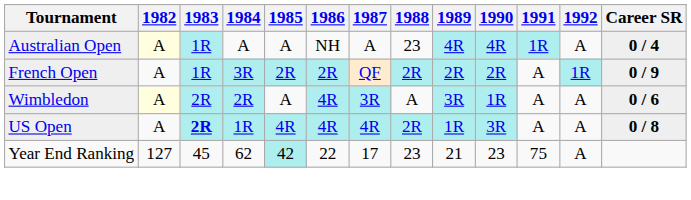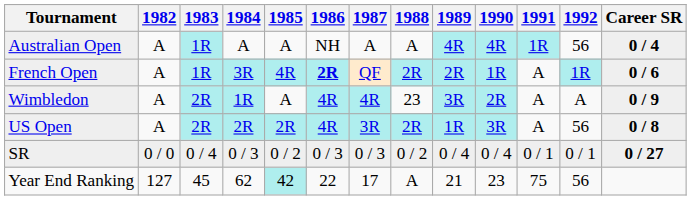(159, 45) lightyellow background -> (159, 45) no background
(412, 45) 23 -> (412, 45) A
(581, 45) A -> (581, 45) 56
(286, 72) 2R -> (286, 72) 4R
(328, 72) normal -> (328, 72) bold
(496, 72) 2R -> (496, 72) 1R
(644, 72) 0 / 9 -> (644, 72) 0 / 6
(159, 99) lightyellow background -> (159, 99) no background
(243, 99) 2R -> (243, 99) 1R
(370, 99) 3R -> (370, 99) 4R
(412, 99) A -> (412, 99) 23
(496, 99) 1R -> (496, 99) 2R
(644, 99) 0 / 6 -> (644, 99) 0 / 9
(201, 126) bold -> (201, 126) normal
(243, 126) 1R -> (243, 126) 2R
(286, 126) 4R -> (286, 126) 2R
(370, 126) 4R -> (370, 126) 3R
(581, 126) A -> (581, 126) 56
+ row: (19, 153)
(412, 153) 23 -> (412, 180) A
(581, 153) A -> (581, 180) 56
